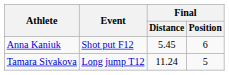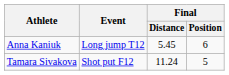(108, 45) Shot put F12 -> (113, 45) Long jump T12
(113, 62) Long jump T12 -> (108, 62) Shot put F12
